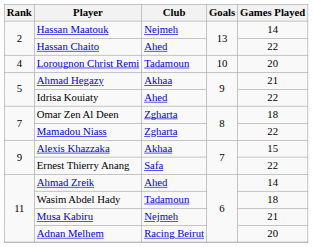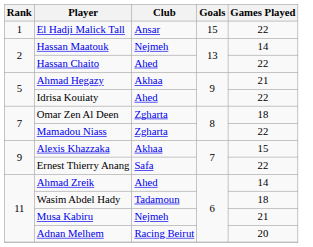+ row: (81, 30)
- row: (88, 64)
